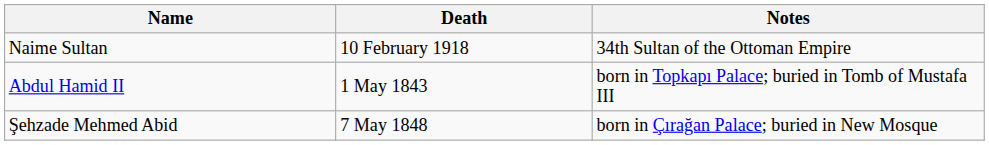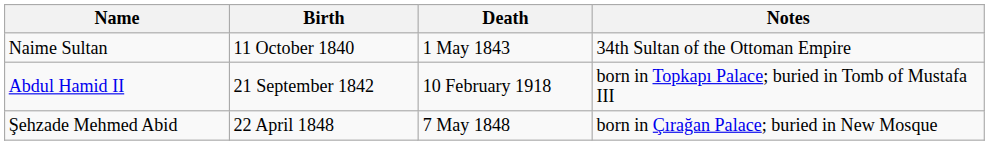+ column: (324, 18)
(405, 47) 10 February 1918 -> (466, 47) 1 May 1843
(384, 86) 1 May 1843 -> (487, 86) 10 February 1918
